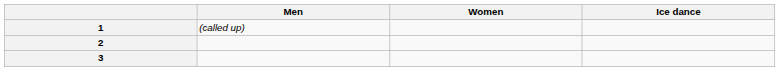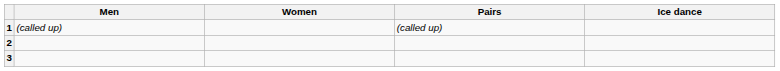+ column: (490, 12)
